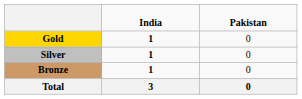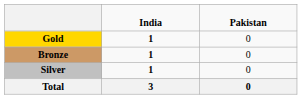rows swapped: (53, 54) <-> (53, 70)
